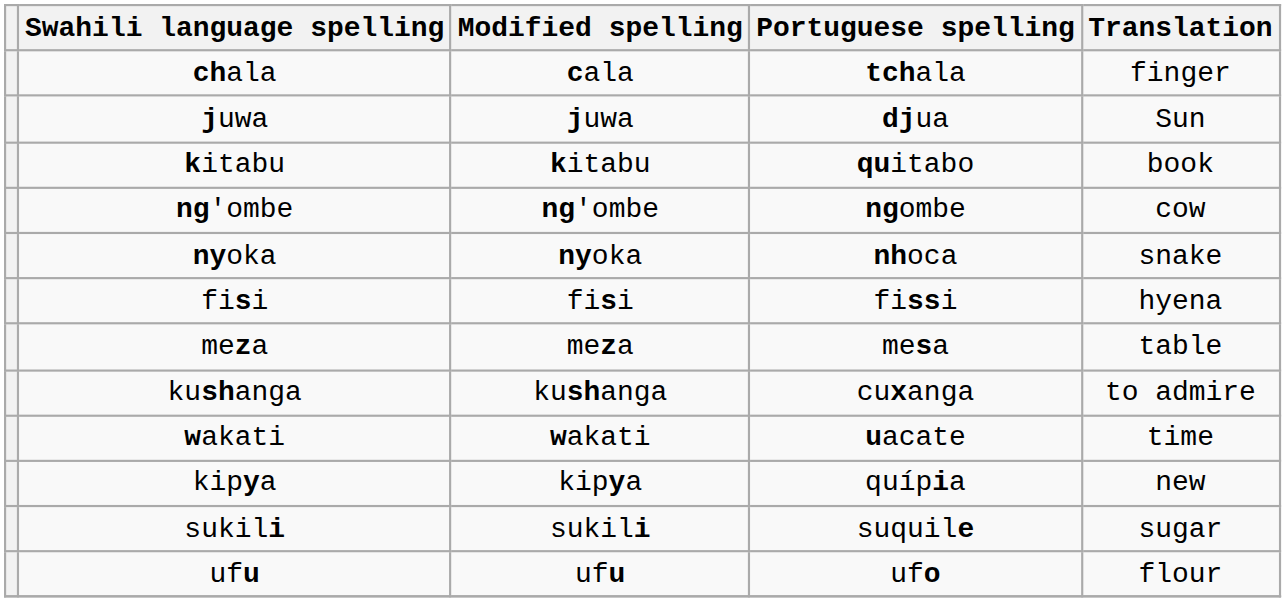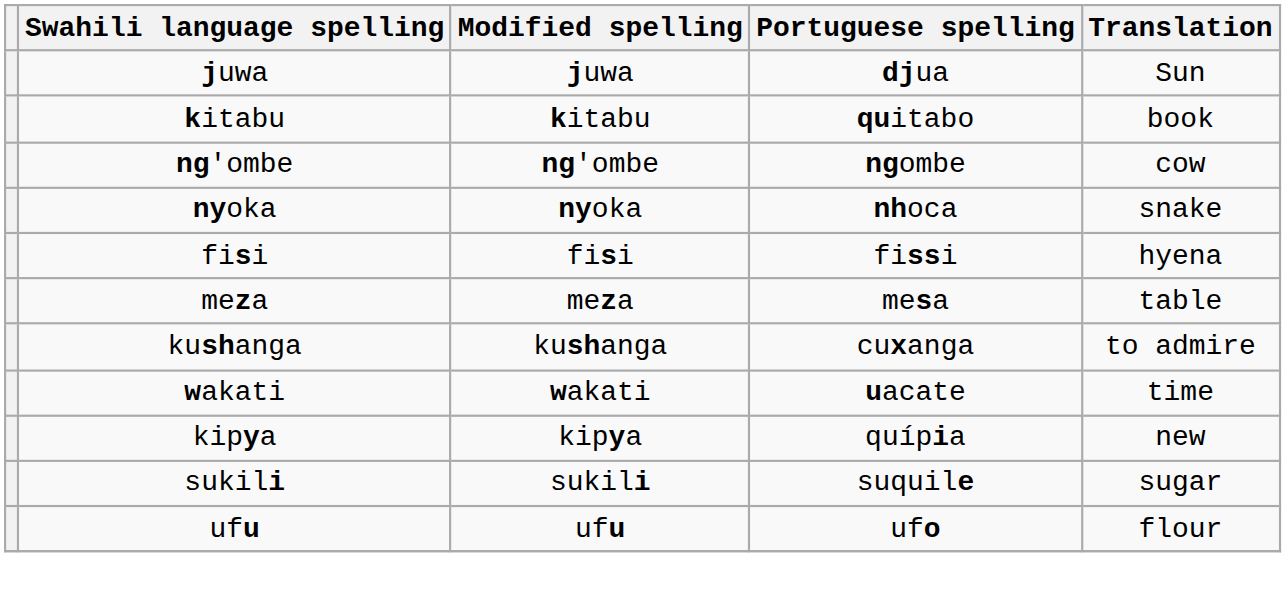- row: (235, 73)
